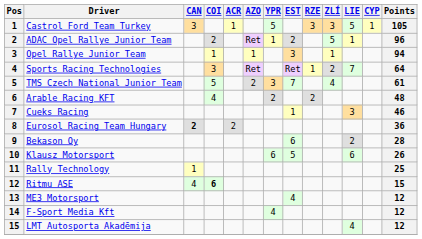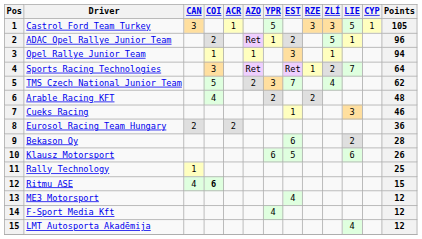(399, 83) 61 -> (399, 83) 62
(194, 126) bold -> (194, 126) normal
